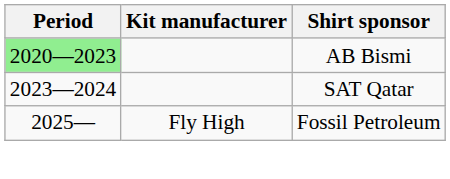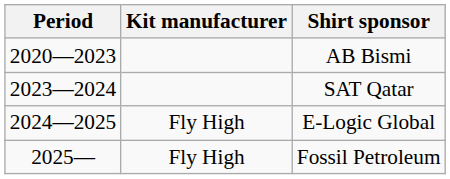(63, 55) lightgreen background -> (63, 55) no background
+ row: (369, 122)
